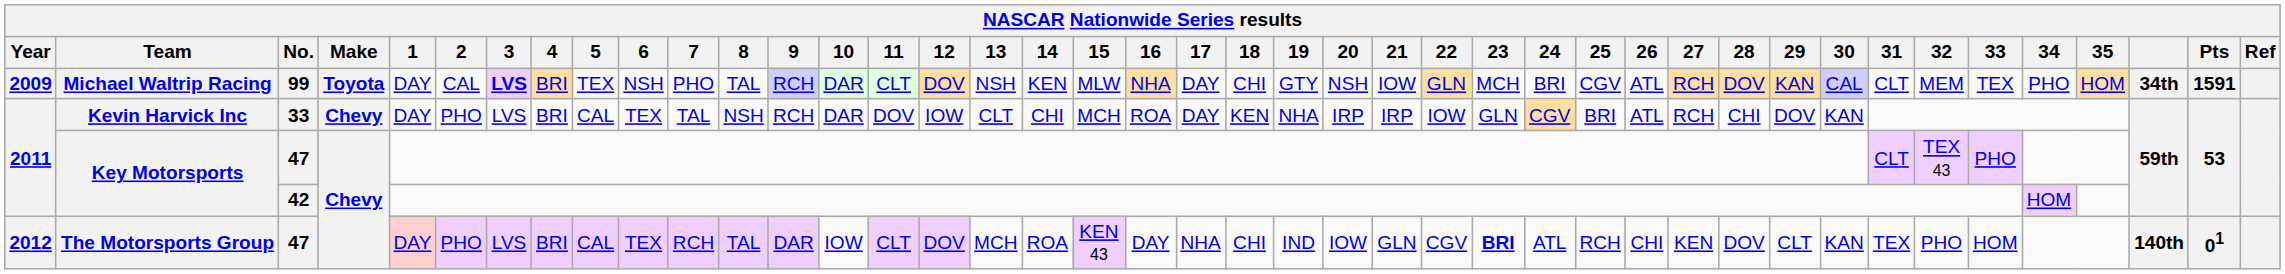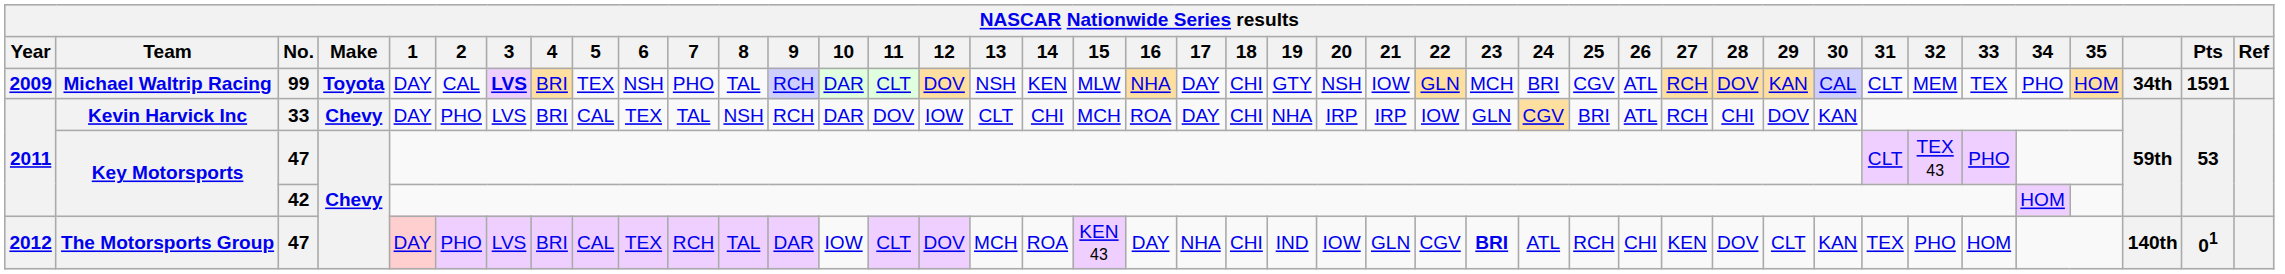(1250, 115) KEN -> (1246, 115) CHI
